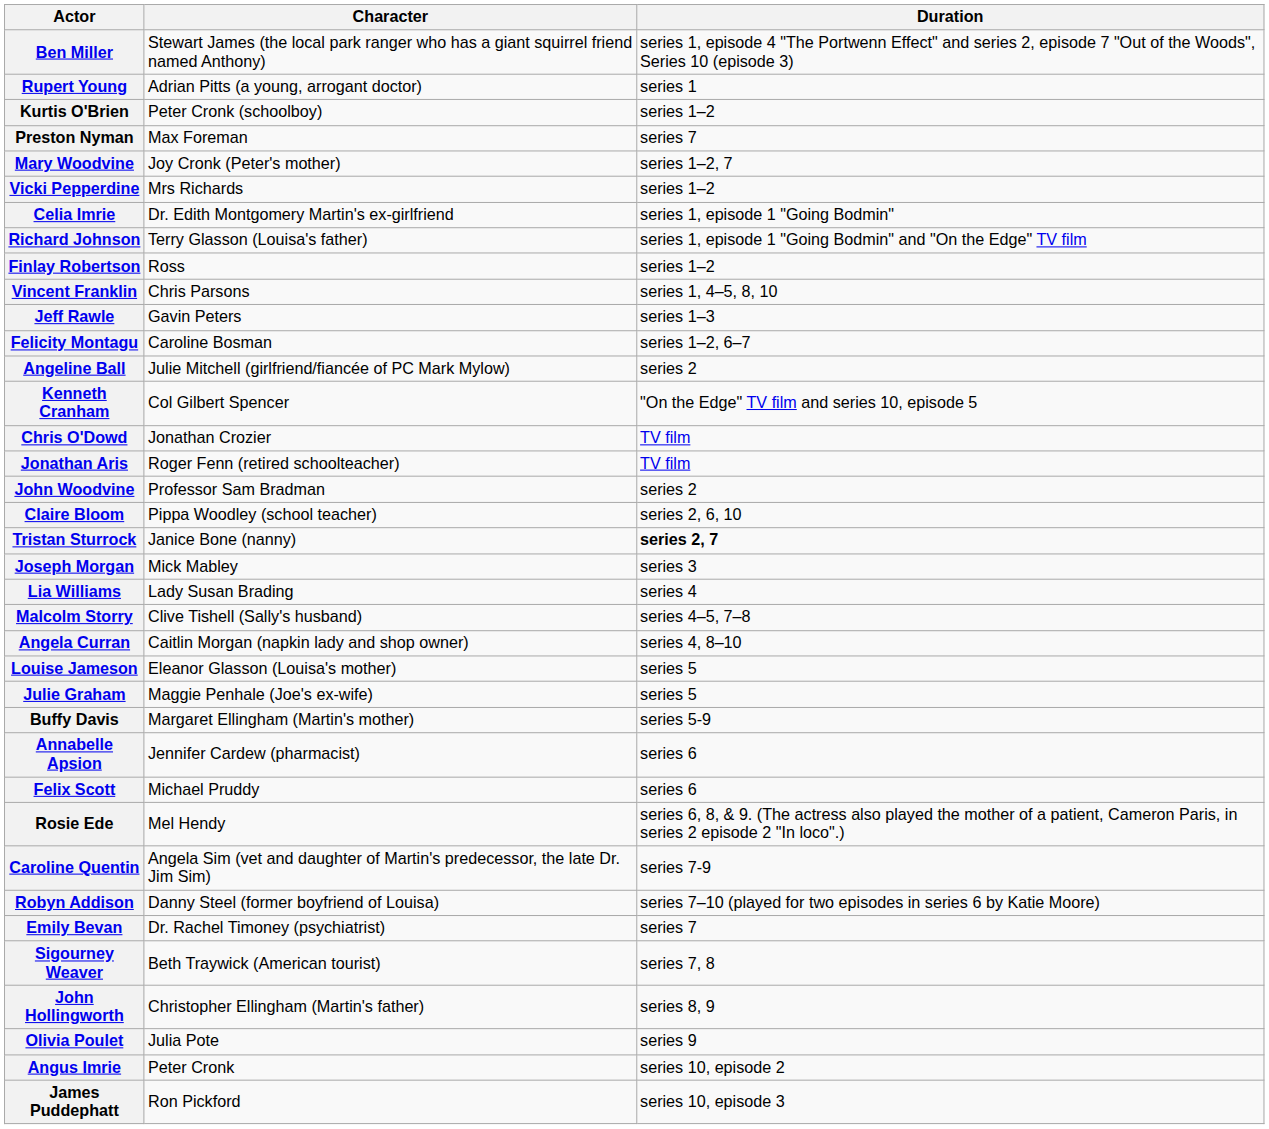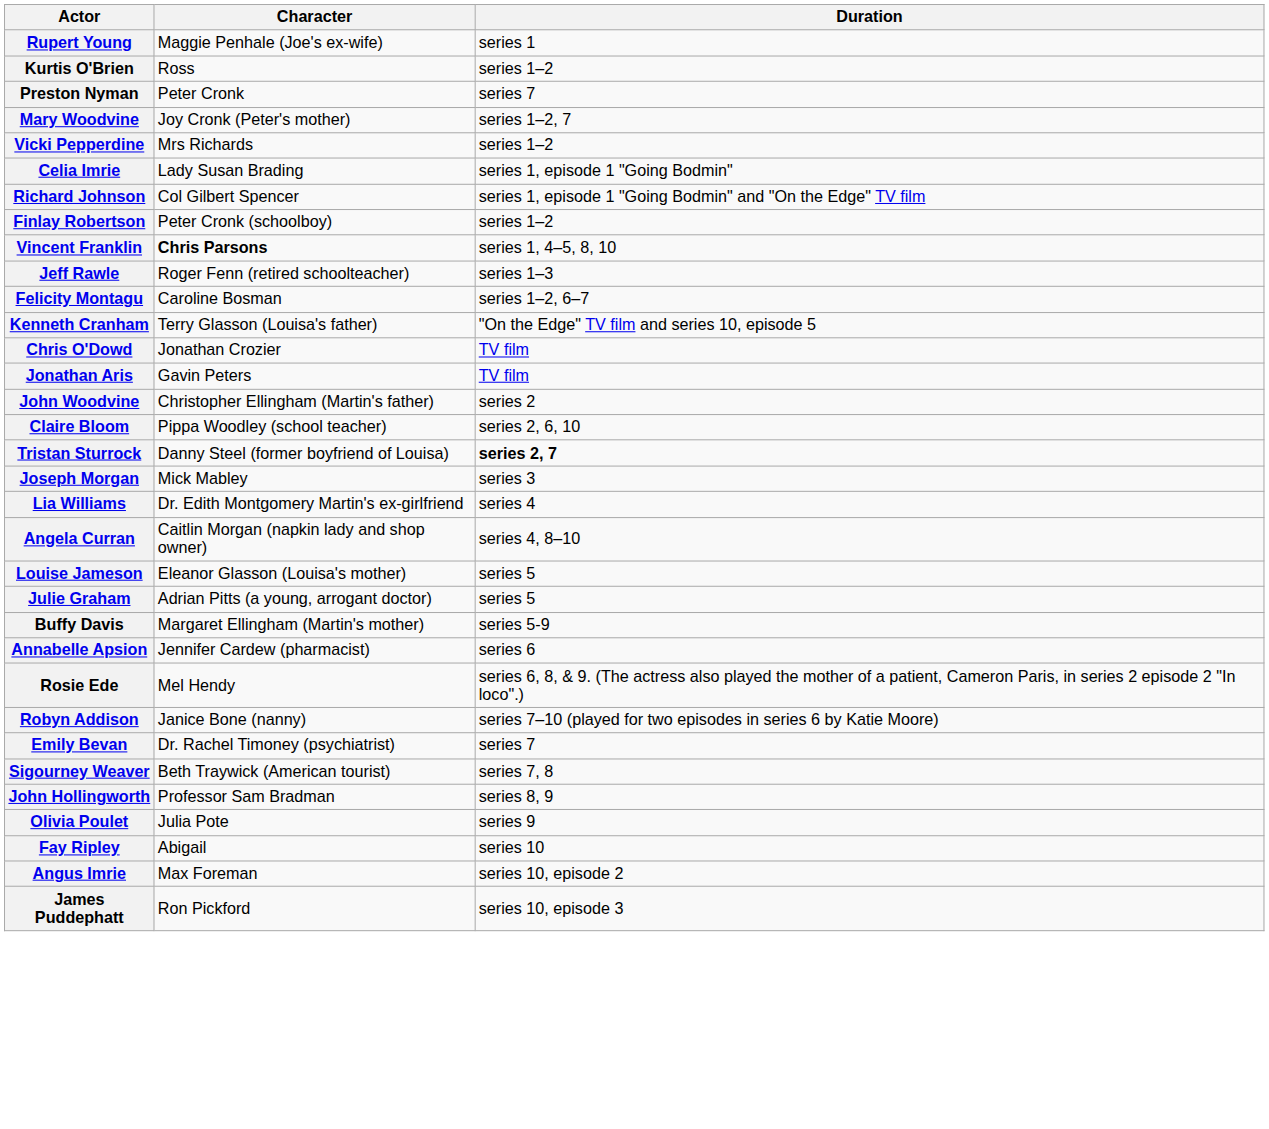- row: (74, 52)
(285, 86) Adrian Pitts (a young, arrogant doctor) -> (270, 42) Maggie Penhale (Joe's ex-wife)
(235, 112) Peter Cronk (schoolboy) -> (176, 68) Ross
(198, 138) Max Foreman -> (201, 94) Peter Cronk
(301, 214) Dr. Edith Montgomery Martin's ex-girlfriend -> (231, 171) Lady Susan Brading
(258, 240) Terry Glasson (Louisa's father) -> (228, 196) Col Gilbert Spencer
(166, 266) Ross -> (245, 222) Peter Cronk (schoolboy)
(199, 291) normal -> (213, 247) bold
(195, 317) Gavin Peters -> (284, 273) Roger Fenn (retired schoolteacher)
- row: (74, 368)
(219, 403) Col Gilbert Spencer -> (268, 324) Terry Glasson (Louisa's father)
(274, 463) Roger Fenn (retired schoolteacher) -> (205, 376) Gavin Peters
(236, 489) Professor Sam Bradman -> (296, 401) Christopher Ellingham (Martin's father)
(222, 540) Janice Bone (nanny) -> (303, 453) Danny Steel (former boyfriend of Louisa)
(221, 591) Lady Susan Brading -> (311, 504) Dr. Edith Montgomery Martin's ex-girlfriend
- row: (74, 617)
(260, 694) Maggie Penhale (Joe's ex-wife) -> (295, 599) Adrian Pitts (a young, arrogant doctor)
- row: (74, 789)
- row: (74, 867)
(294, 902) Danny Steel (former boyfriend of Louisa) -> (232, 720) Janice Bone (nanny)
(286, 1006) Christopher Ellingham (Martin's father) -> (246, 796) Professor Sam Bradman
+ row: (79, 848)
(191, 1067) Peter Cronk -> (208, 873) Max Foreman
